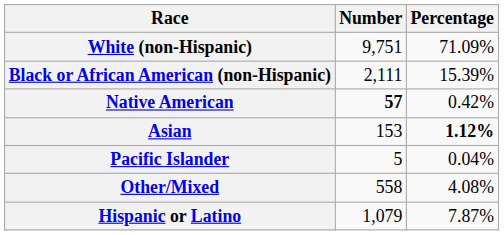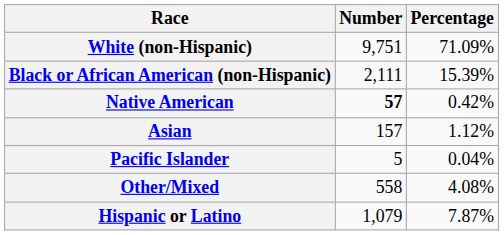(389, 131) 153 -> (389, 131) 157
(470, 131) bold -> (471, 131) normal
